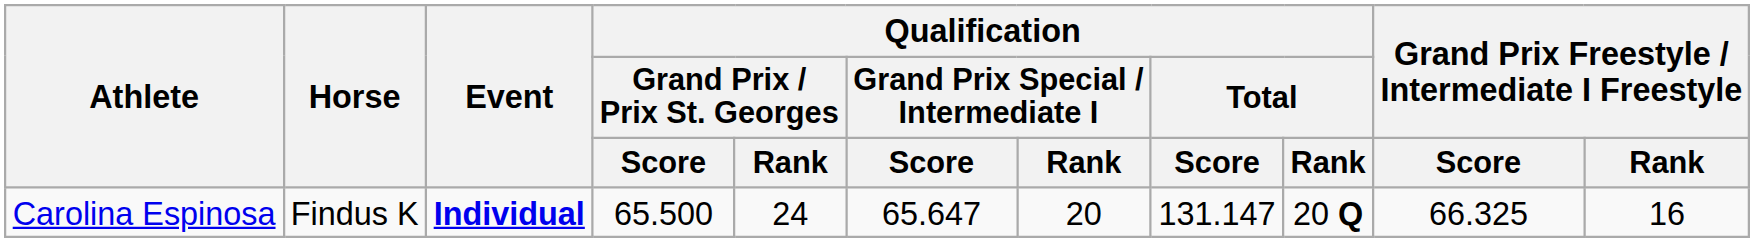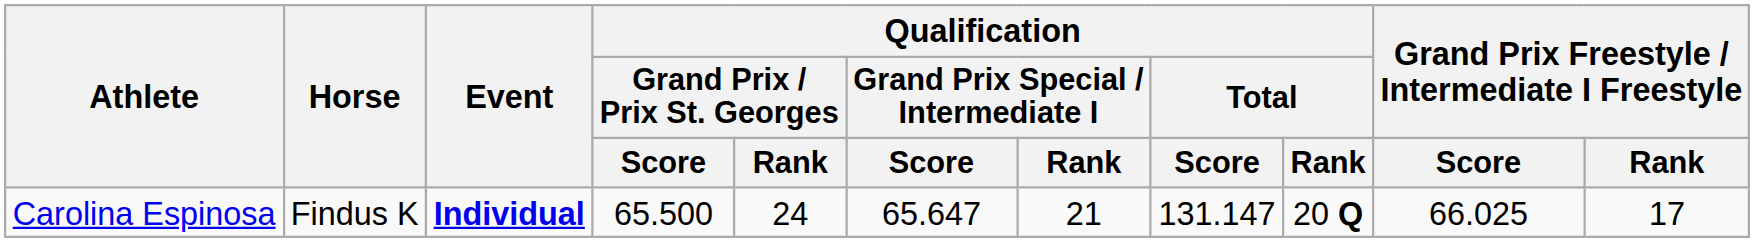(1084, 213) 20 -> (1084, 213) 21
(1478, 213) 66.325 -> (1478, 213) 66.025
(1667, 213) 16 -> (1667, 213) 17
